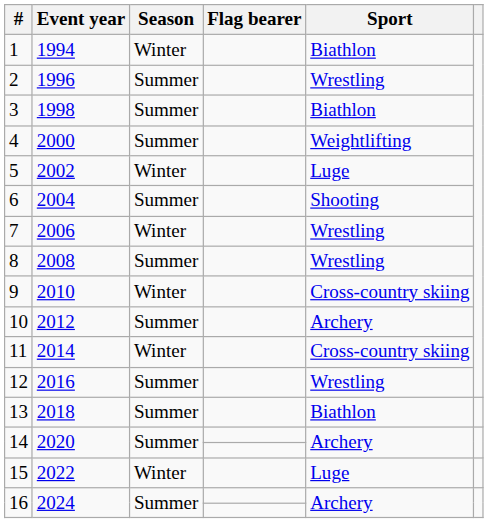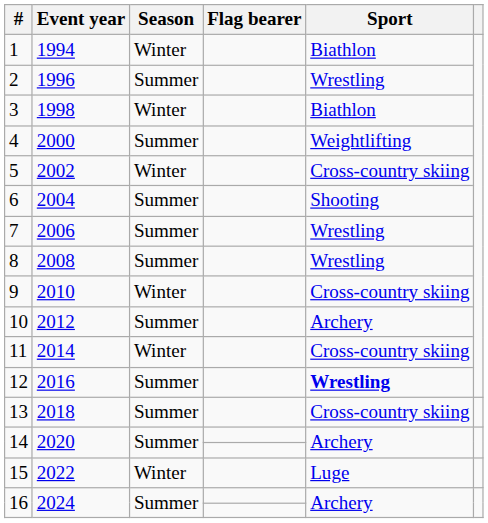(166, 110) Summer -> (160, 110) Winter
(330, 170) Luge -> (390, 170) Cross-country skiing
(160, 230) Winter -> (166, 230) Summer
(347, 381) normal -> (350, 381) bold
(343, 412) Biathlon -> (390, 412) Cross-country skiing
